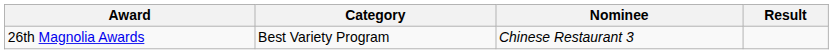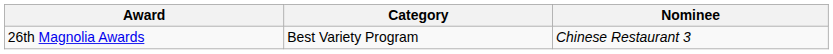- column: (785, 15)
